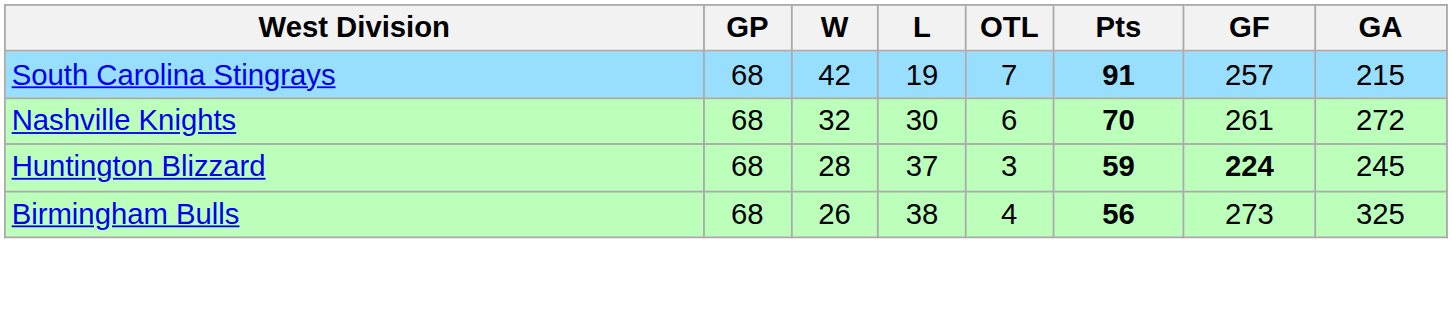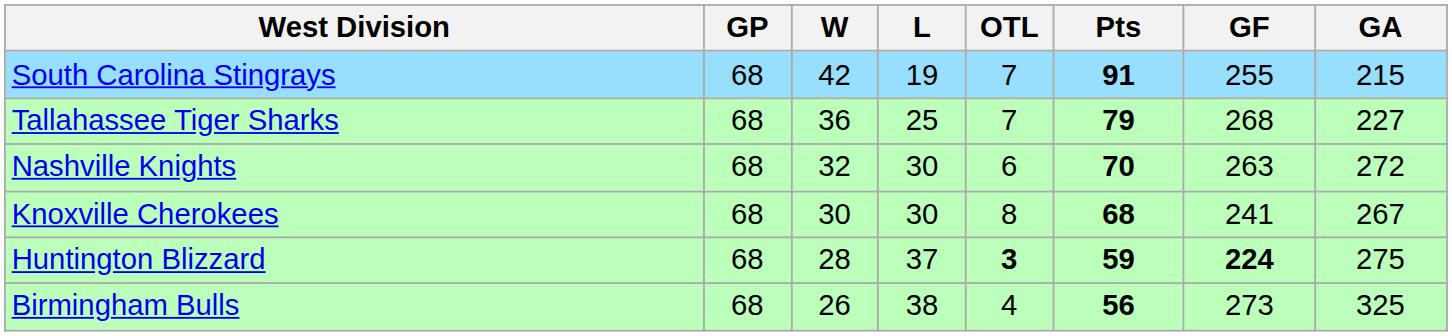(1249, 74) 257 -> (1249, 74) 255
+ row: (175, 120)
(1249, 120) 261 -> (1249, 167) 263
+ row: (145, 213)
(1009, 167) normal -> (1009, 259) bold
(1380, 167) 245 -> (1380, 259) 275
